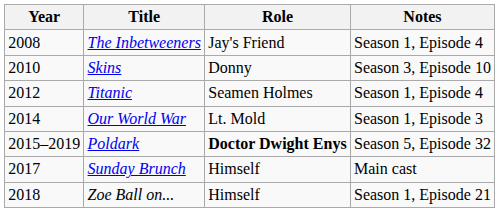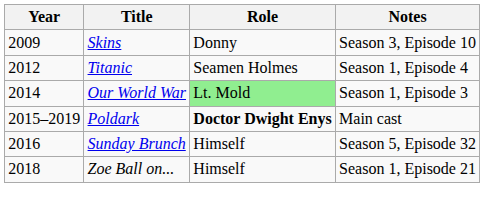- row: (144, 42)
(24, 67) 2010 -> (24, 42) 2009
(237, 118) no background -> (222, 93) lightgreen background
(422, 144) Season 5, Episode 32 -> (370, 118) Main cast
(24, 169) 2017 -> (24, 144) 2016
(385, 169) Main cast -> (408, 144) Season 5, Episode 32
